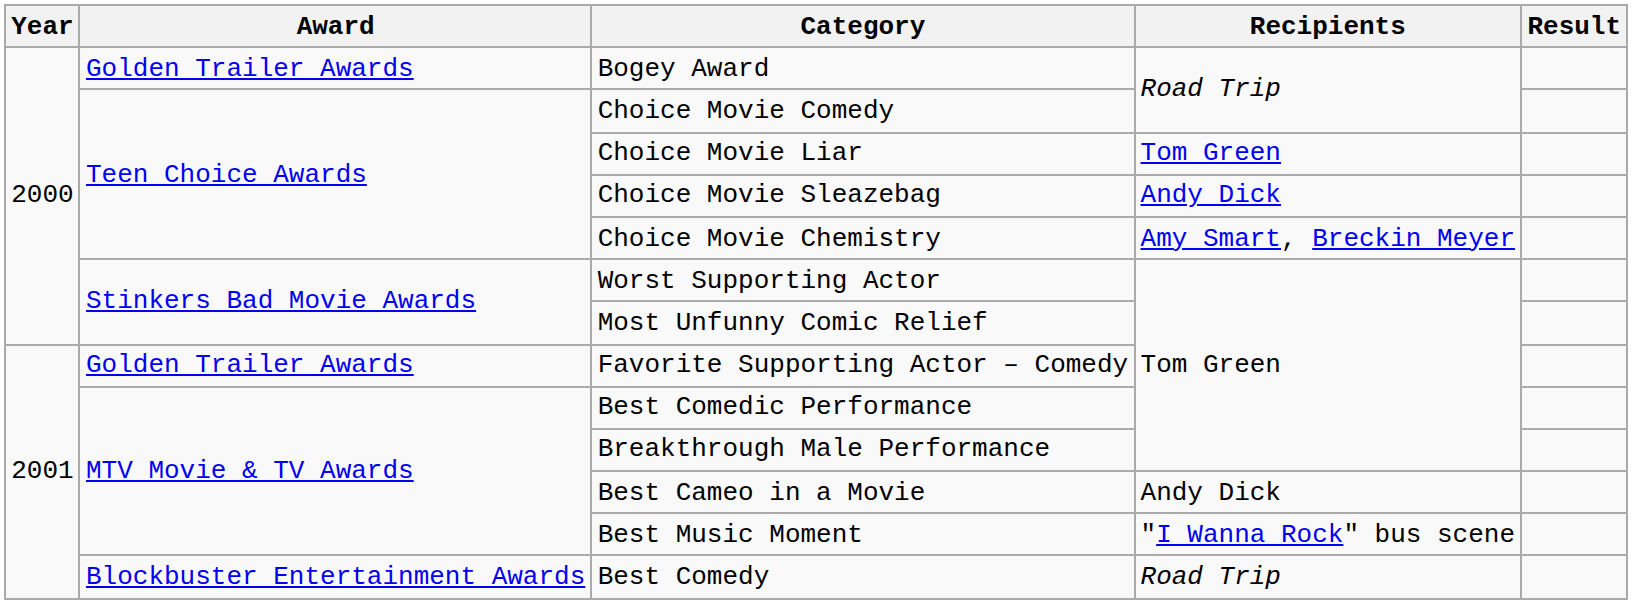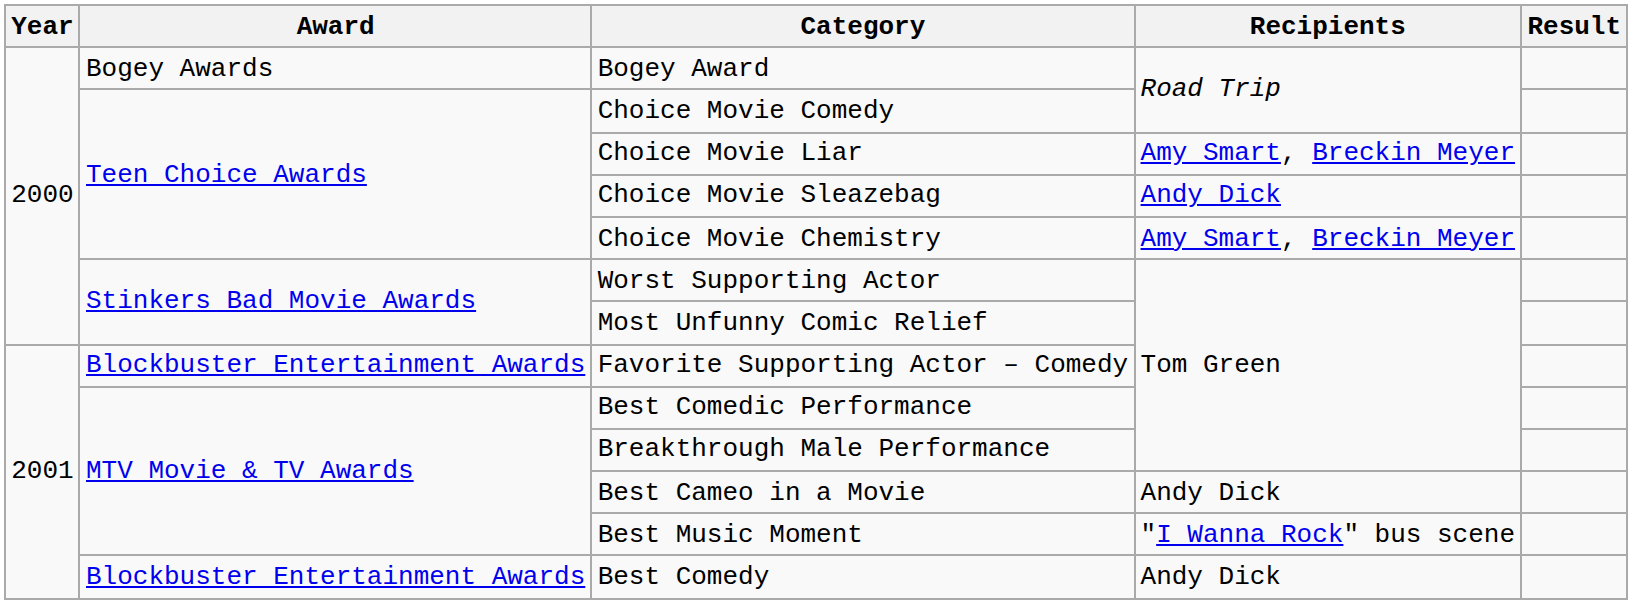(250, 69) Golden Trailer Awards -> (180, 69) Bogey Awards
(1211, 153) Tom Green -> (1328, 153) Amy Smart, Breckin Meyer
(250, 365) Golden Trailer Awards -> (336, 365) Blockbuster Entertainment Awards
(1211, 577) Road Trip -> (1211, 577) Andy Dick
